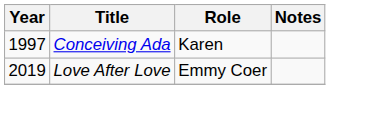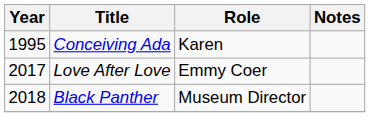(27, 44) 1997 -> (27, 44) 1995
(27, 71) 2019 -> (27, 71) 2017
+ row: (106, 97)
